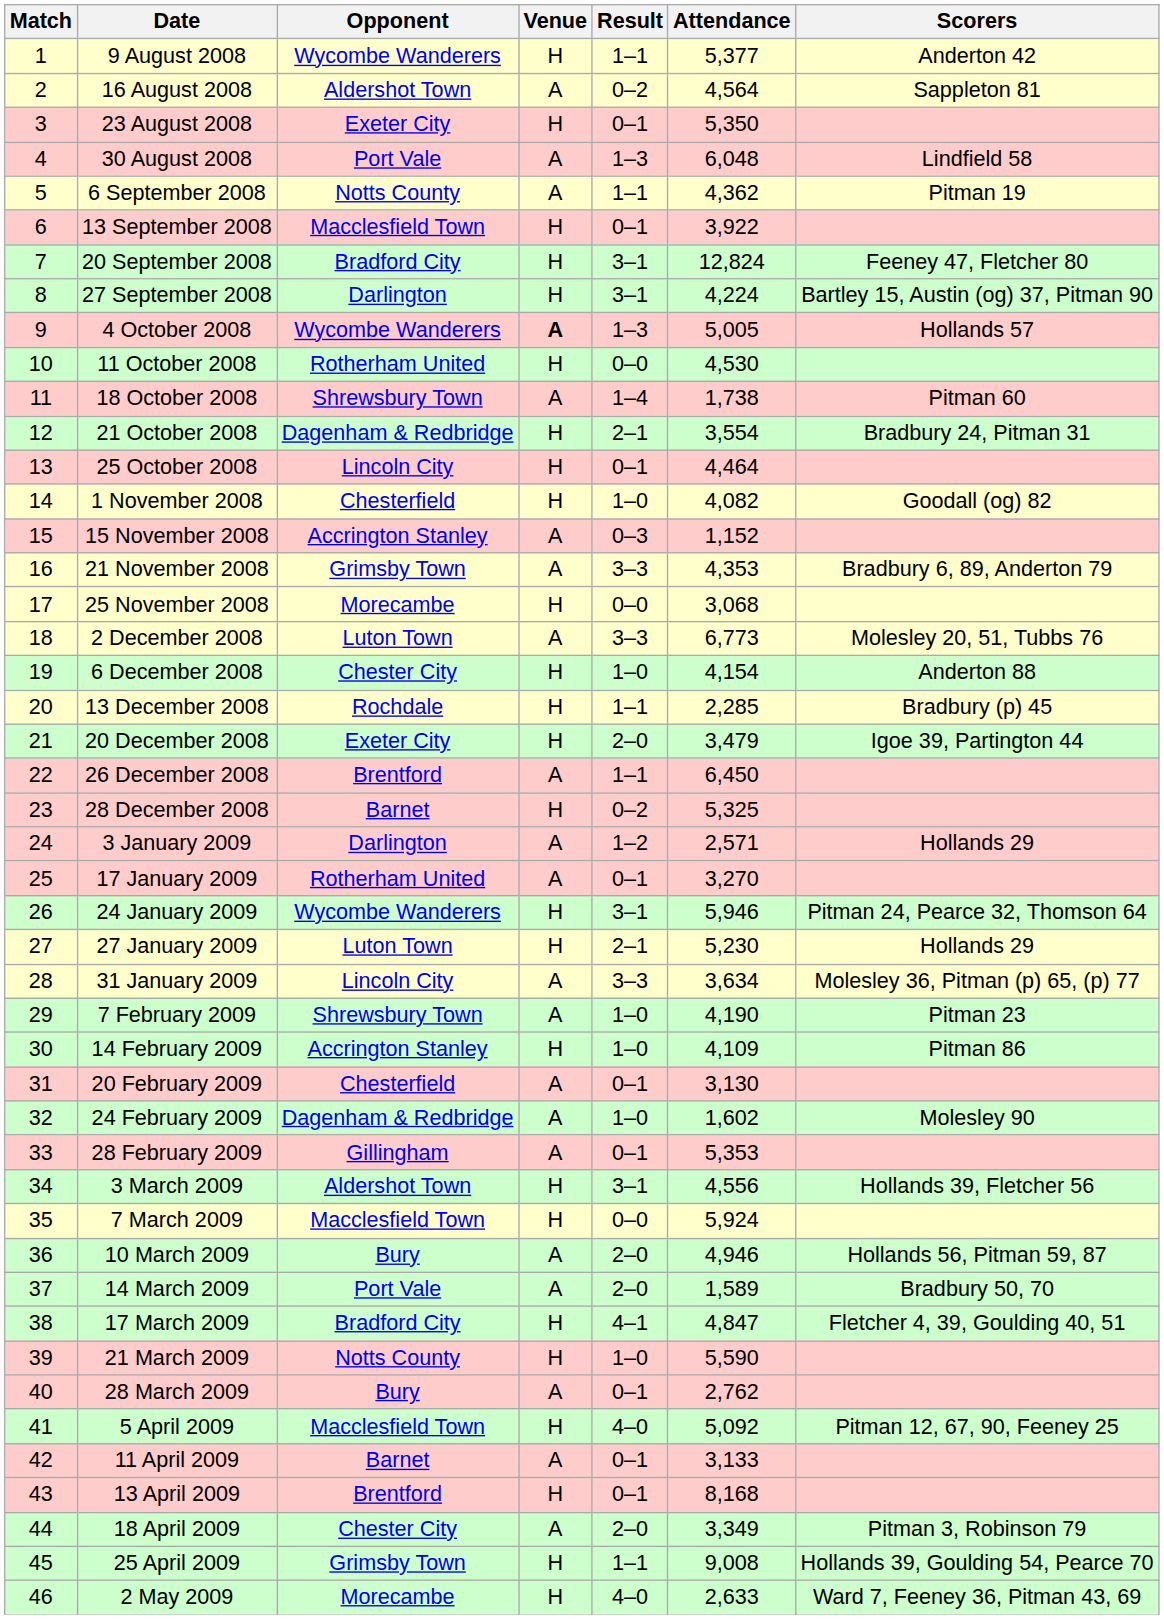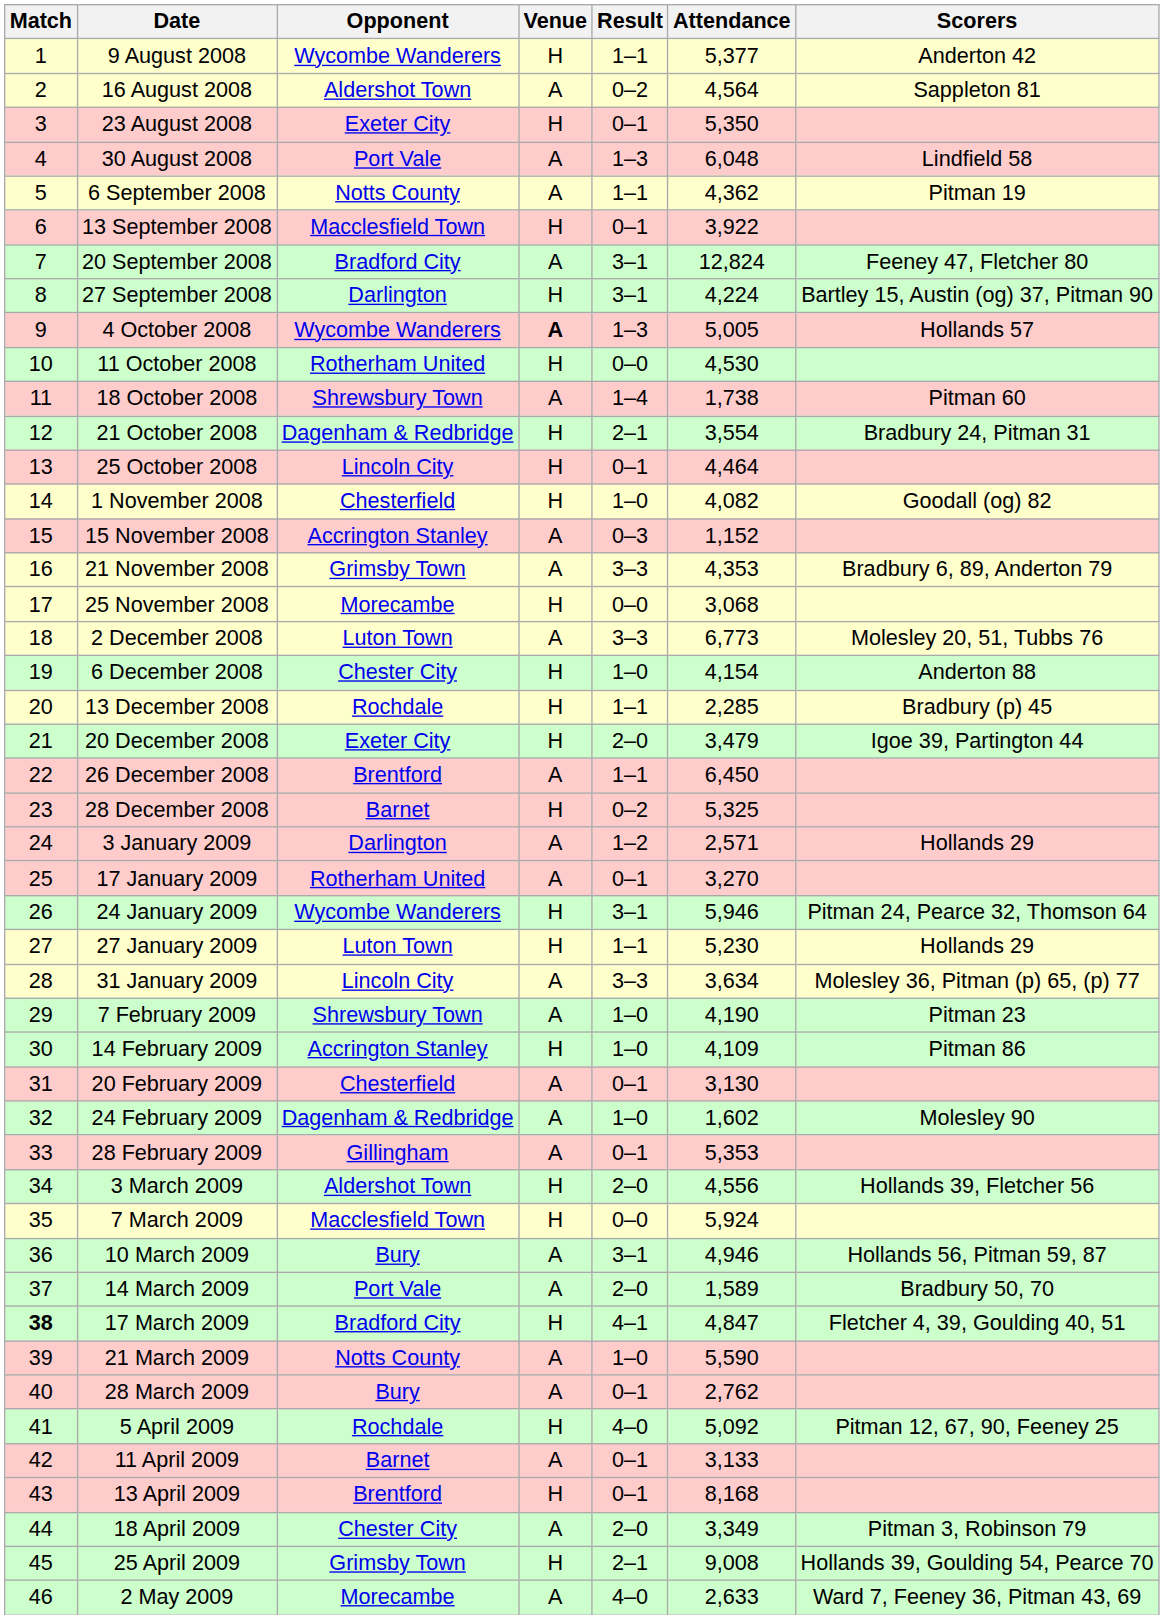(555, 261) H -> (555, 261) A
(630, 946) 2–1 -> (630, 946) 1–1
(630, 1186) 3–1 -> (630, 1186) 2–0
(630, 1254) 2–0 -> (630, 1254) 3–1
(41, 1323) normal -> (41, 1323) bold
(555, 1357) H -> (555, 1357) A
(398, 1426) Macclesfield Town -> (398, 1426) Rochdale
(630, 1563) 1–1 -> (630, 1563) 2–1
(555, 1597) H -> (555, 1597) A
